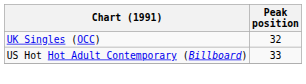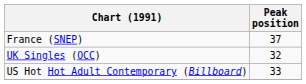+ row: (45, 39)
